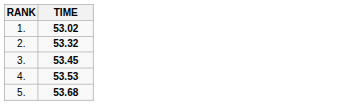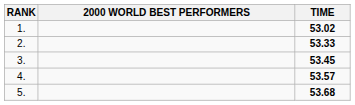+ column: (167, 13)
(66, 45) 53.32 -> (322, 45) 53.33
(66, 76) 53.53 -> (322, 76) 53.57
